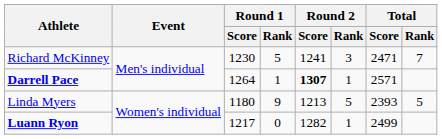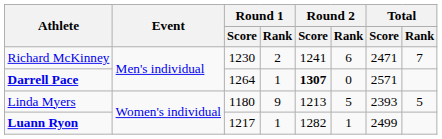(278, 58) 5 -> (278, 58) 2
(349, 58) 3 -> (349, 58) 6
(349, 80) 1 -> (349, 80) 0
(278, 123) 0 -> (278, 123) 1
